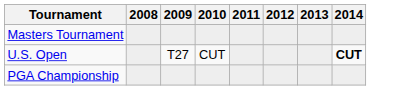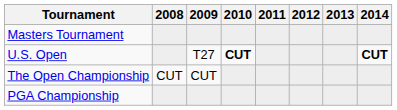(212, 55) normal -> (238, 55) bold
+ row: (78, 75)
